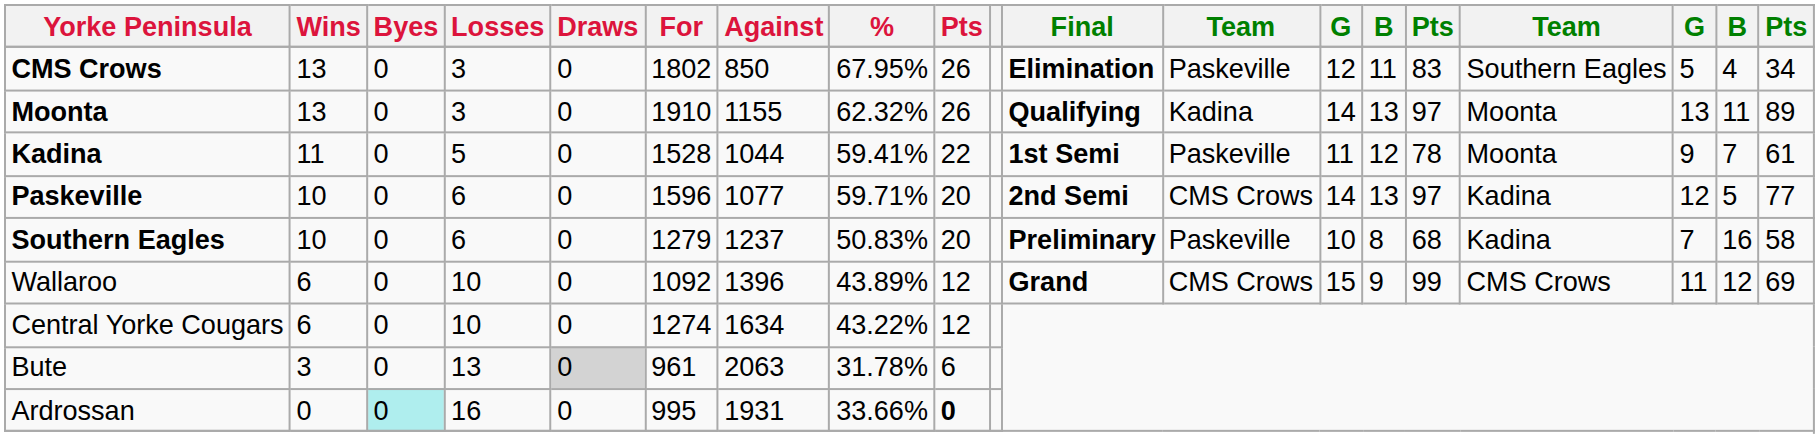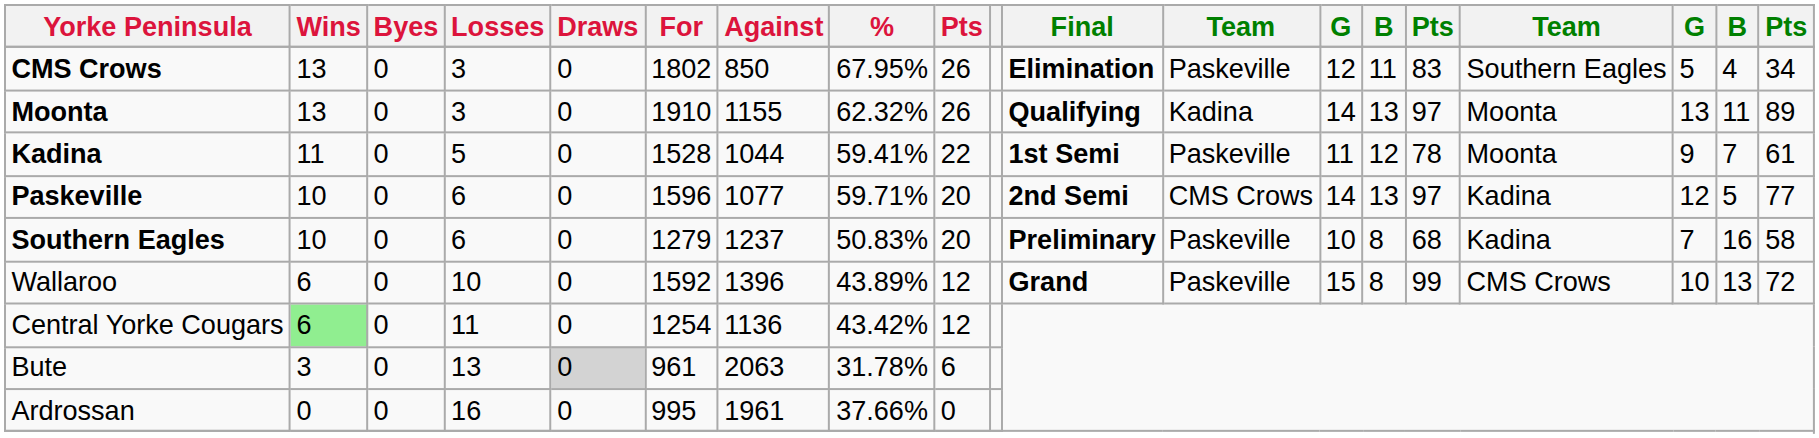(681, 282) 1092 -> (681, 282) 1592
(1241, 282) CMS Crows -> (1230, 282) Paskeville
(1376, 282) 9 -> (1376, 282) 8
(1693, 282) 11 -> (1694, 282) 10
(1737, 282) 12 -> (1737, 282) 13
(1780, 282) 69 -> (1780, 282) 72
(304, 325) no background -> (304, 325) lightgreen background
(466, 325) 10 -> (465, 325) 11
(681, 325) 1274 -> (681, 325) 1254
(754, 325) 1634 -> (753, 325) 1136
(882, 325) 43.22% -> (882, 325) 43.42%
(381, 410) paleturquoise background -> (381, 410) no background
(754, 410) 1931 -> (754, 410) 1961
(882, 410) 33.66% -> (882, 410) 37.66%
(948, 410) bold -> (948, 410) normal
